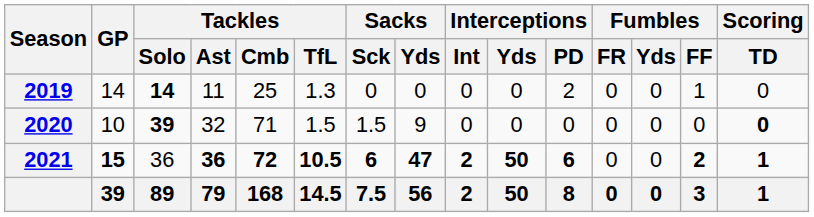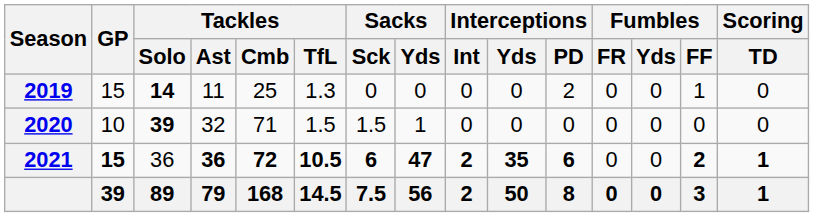(113, 90) 14 -> (113, 90) 15
(420, 125) 9 -> (420, 125) 1
(763, 125) bold -> (763, 125) normal
(517, 159) 50 -> (517, 159) 35
